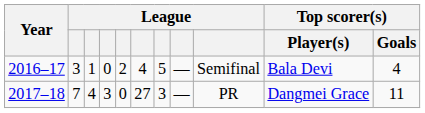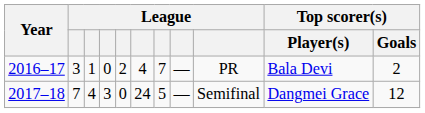(162, 68) 5 -> (162, 68) 7
(229, 68) Semifinal -> (229, 68) PR
(396, 68) 4 -> (396, 68) 2
(142, 94) 27 -> (142, 94) 24
(162, 94) 3 -> (162, 94) 5
(229, 94) PR -> (229, 94) Semifinal
(396, 94) 11 -> (396, 94) 12
